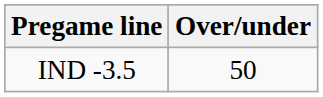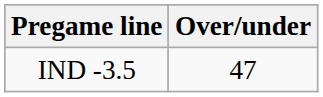(243, 69) 50 -> (243, 69) 47
